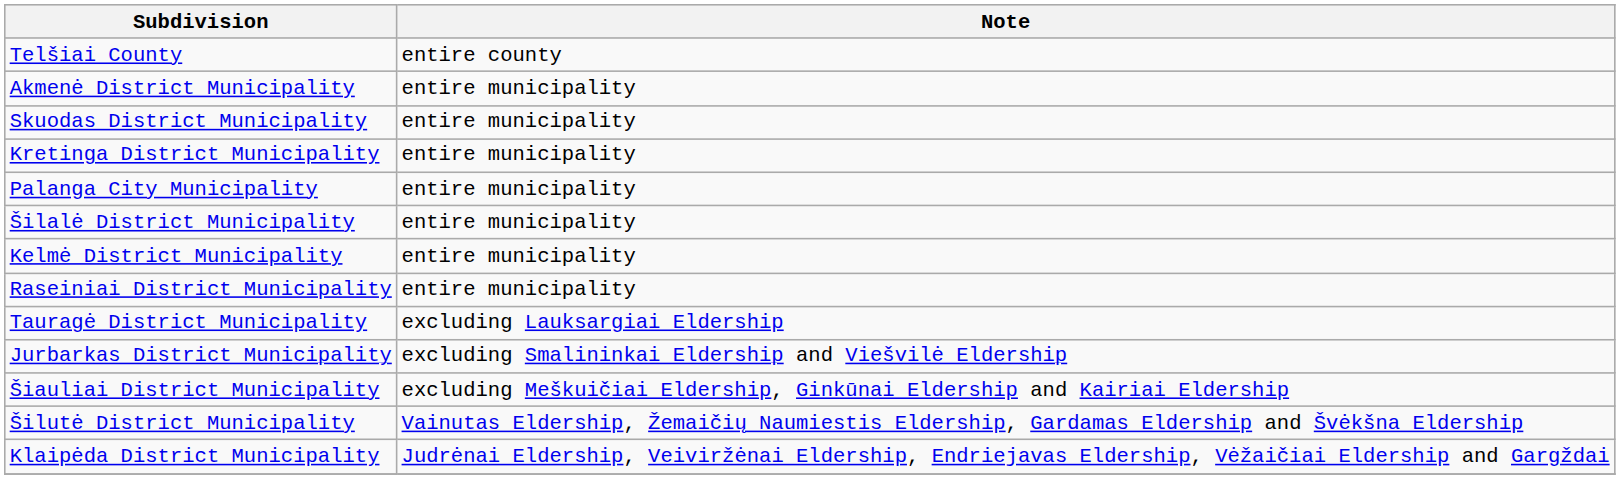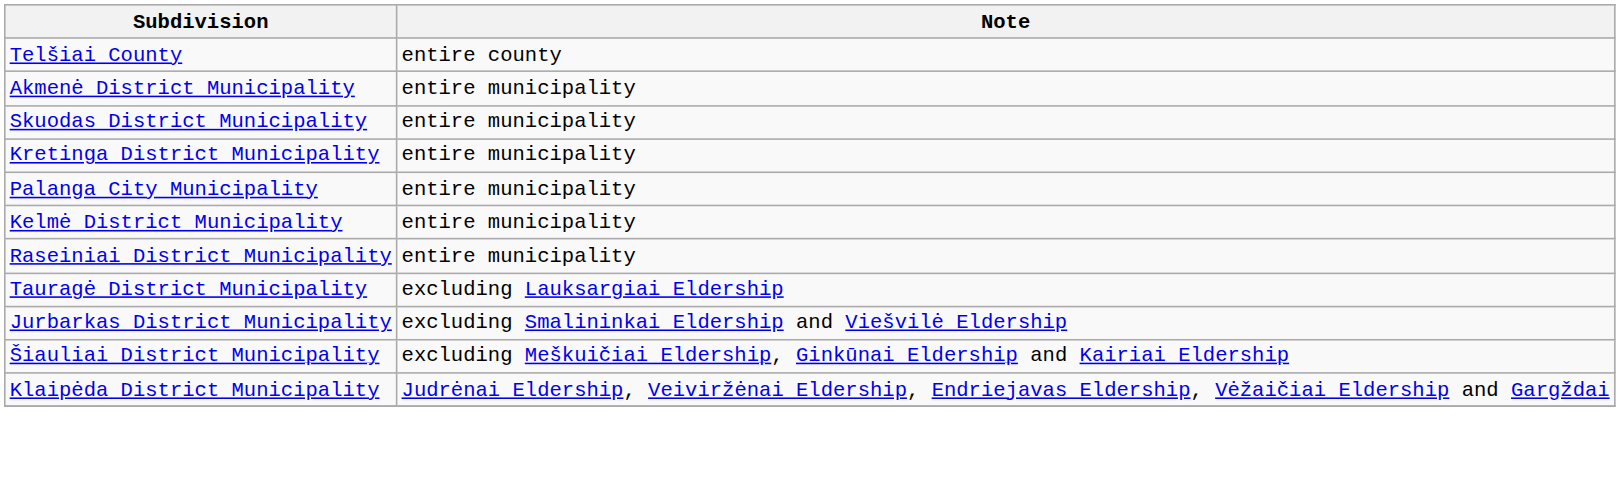- row: (182, 222)
- row: (182, 423)
